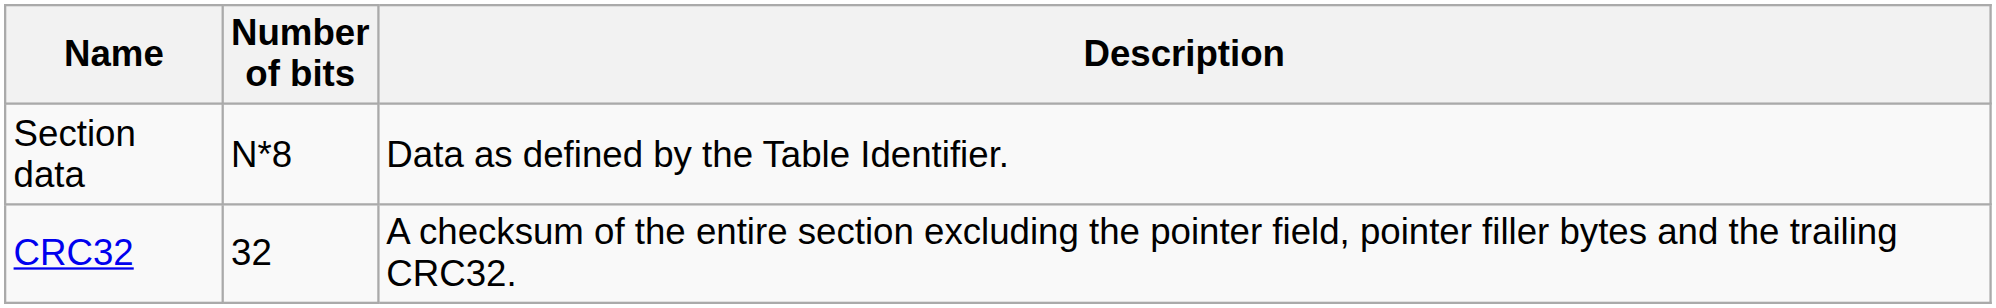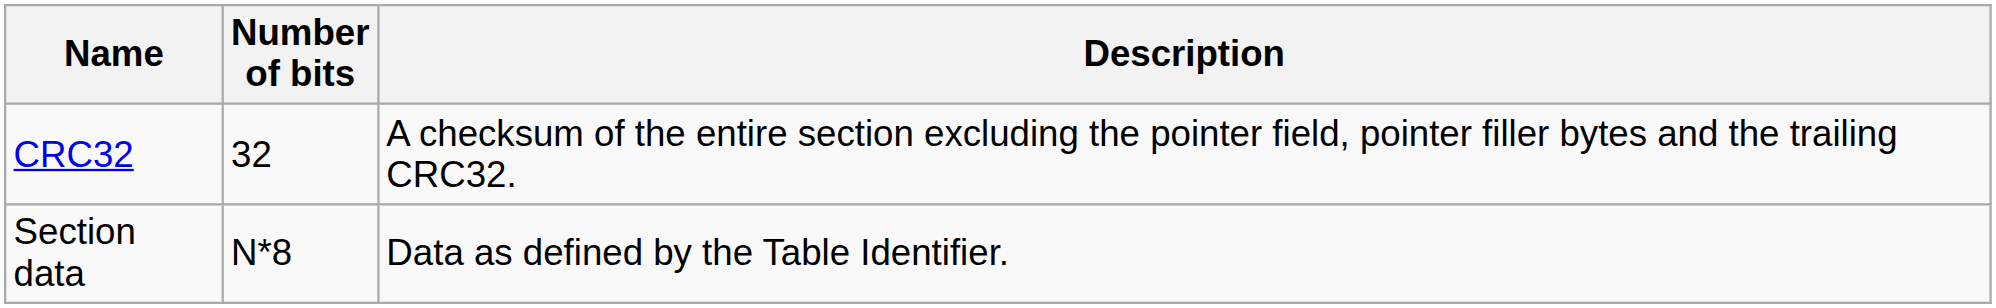rows swapped: (75, 153) <-> (74, 252)
